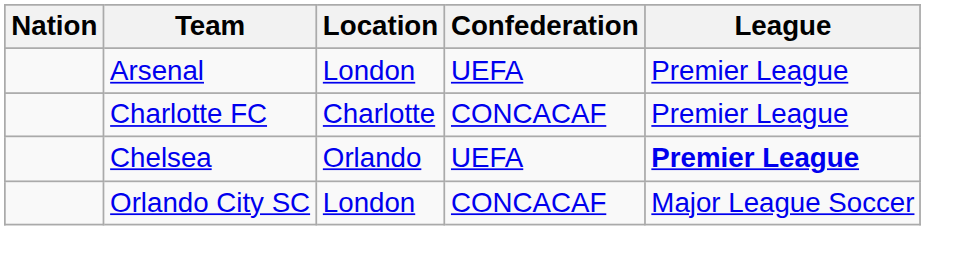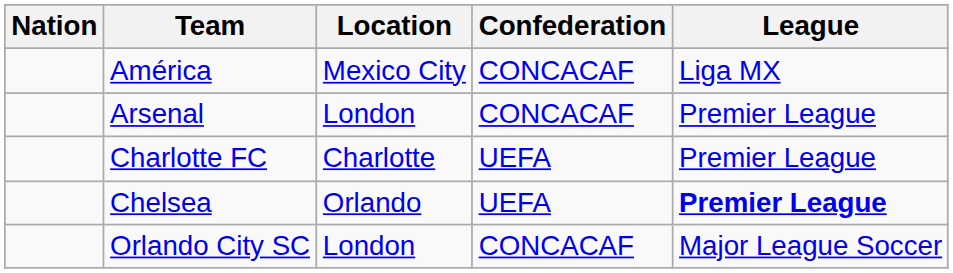+ row: (161, 70)
(487, 70) UEFA -> (556, 114) CONCACAF
(529, 114) CONCACAF -> (515, 158) UEFA
